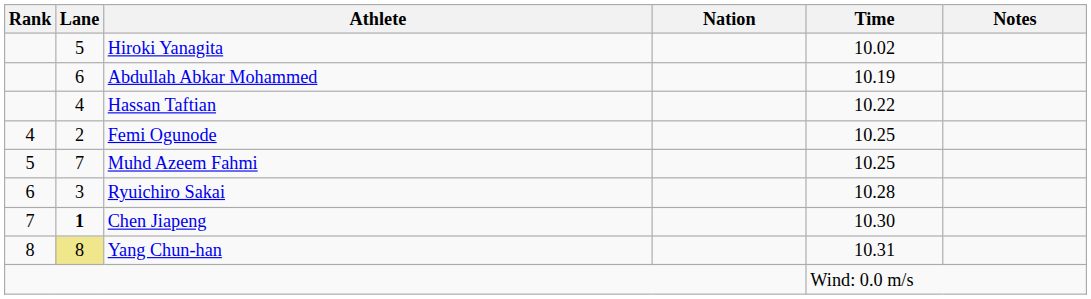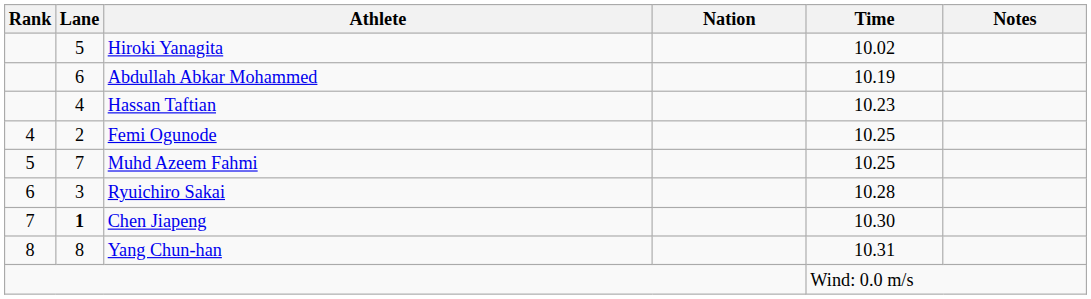(875, 105) 10.22 -> (875, 105) 10.23
(80, 250) khaki background -> (80, 250) no background
